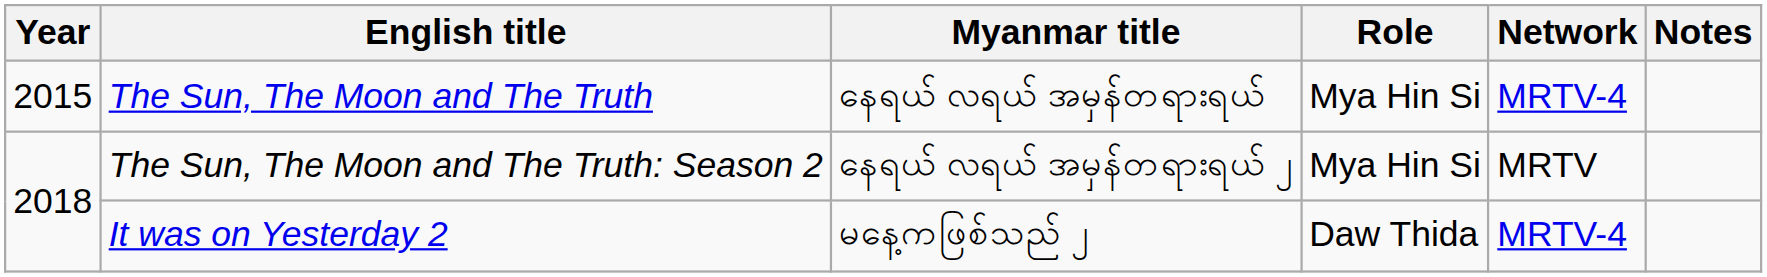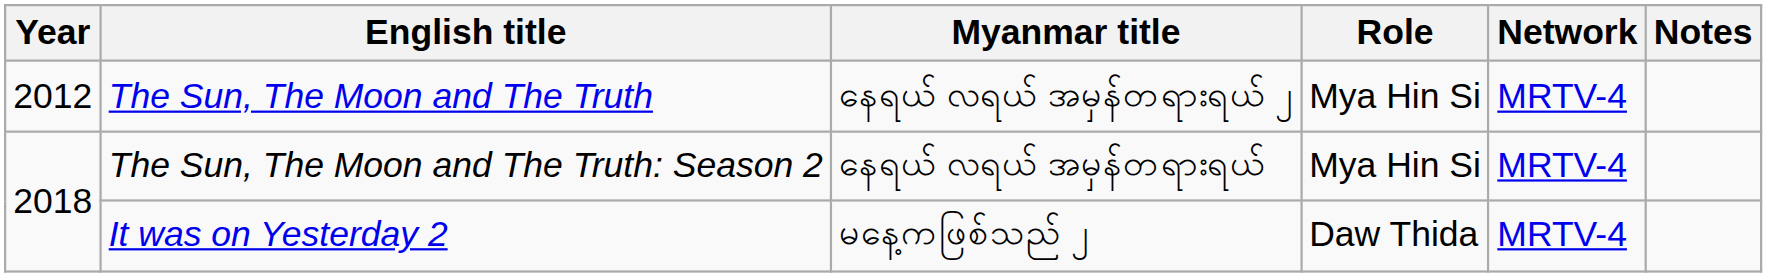(53, 95) 2015 -> (53, 95) 2012
(1052, 93) နေရယ် လရယ် အမှန်တရားရယ် -> (1066, 93) နေရယ် လရယ် အမှန်တရားရယ် ၂
(1066, 163) နေရယ် လရယ် အမှန်တရားရယ် ၂ -> (1052, 163) နေရယ် လရယ် အမှန်တရားရယ်
(1547, 165) MRTV -> (1562, 165) MRTV-4
